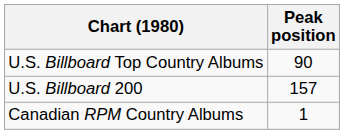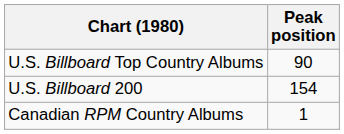(303, 89) 157 -> (303, 89) 154
